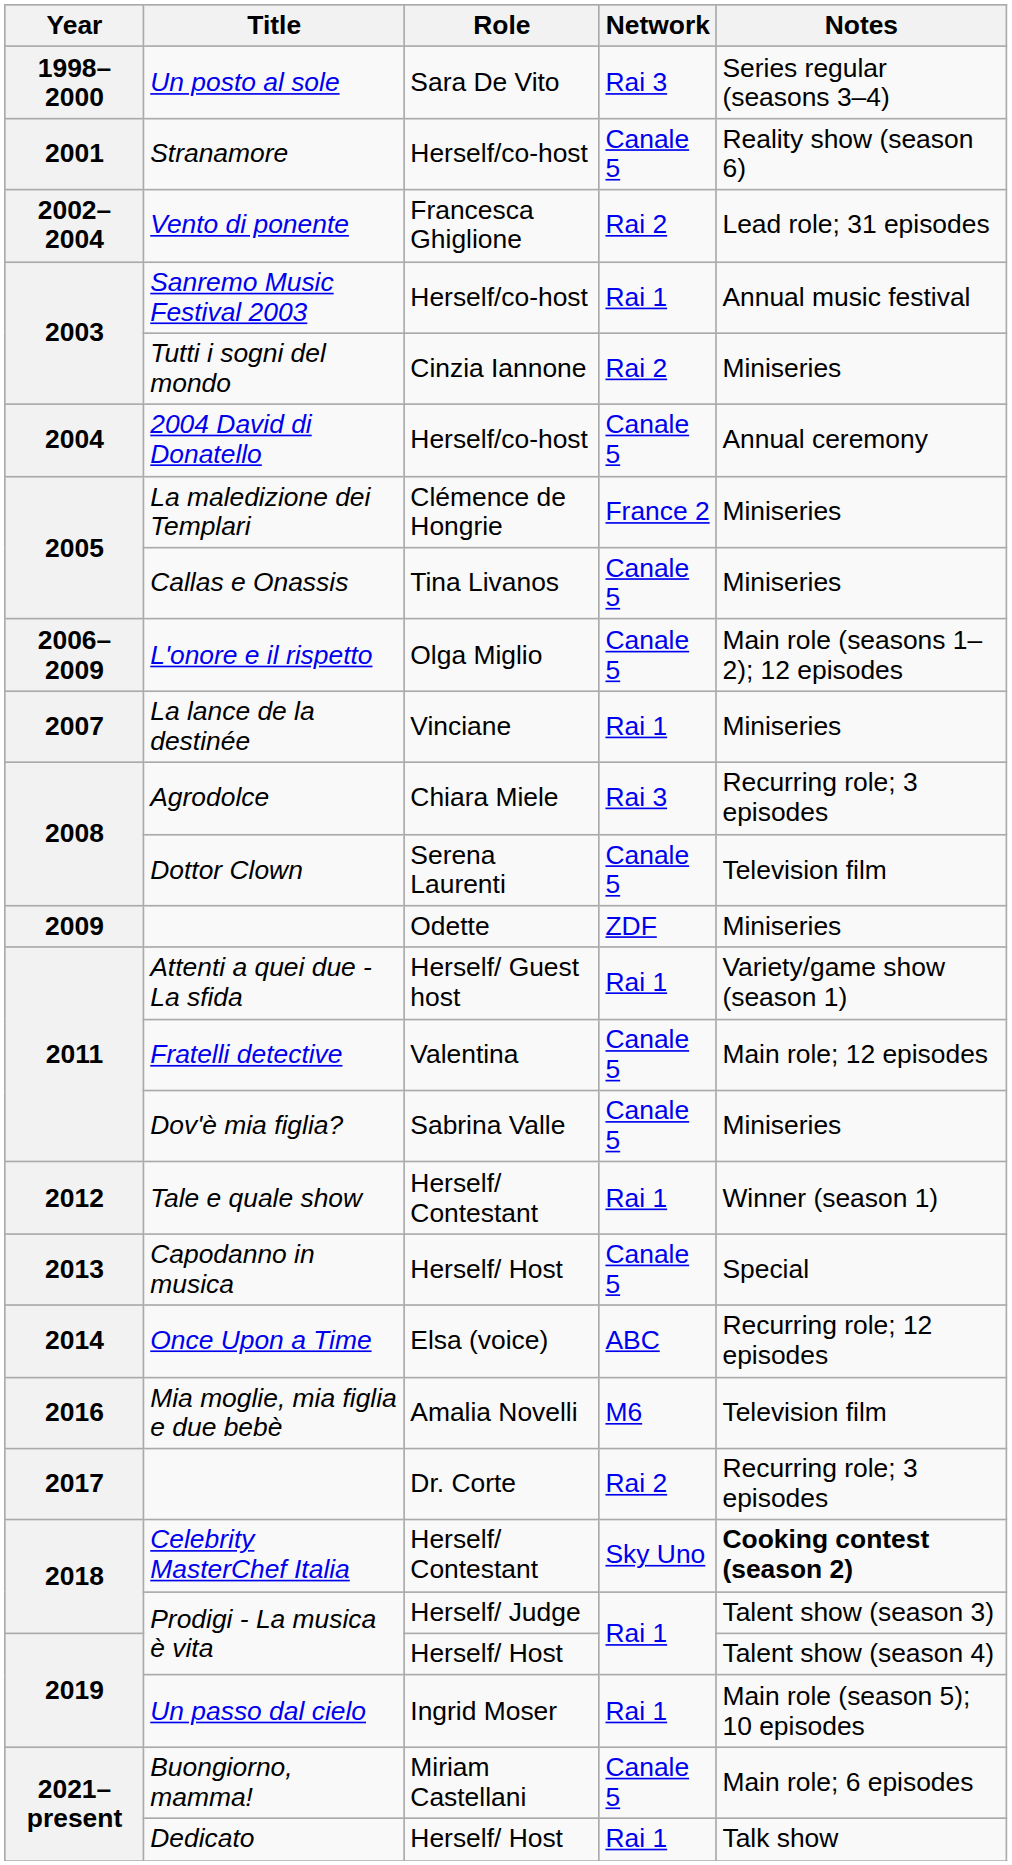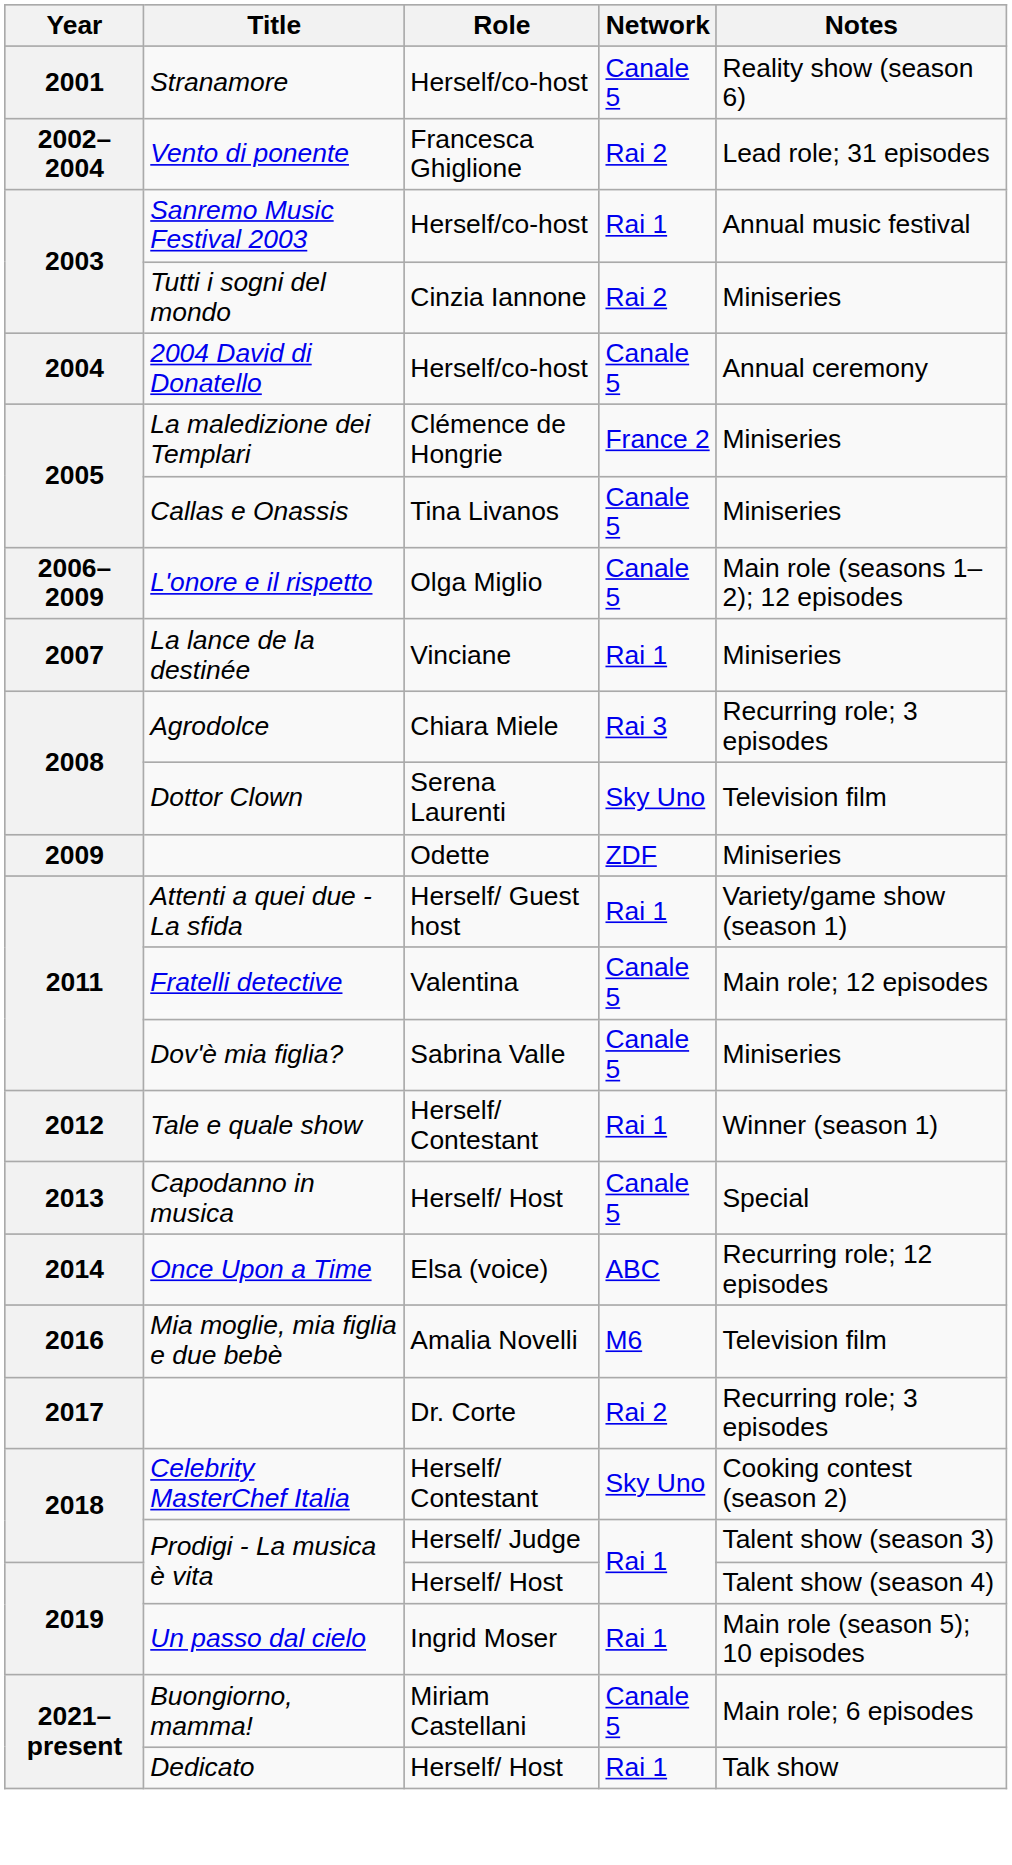- row: (245, 82)
(647, 869) Canale 5 -> (655, 797) Sky Uno
(826, 1555) bold -> (817, 1483) normal
